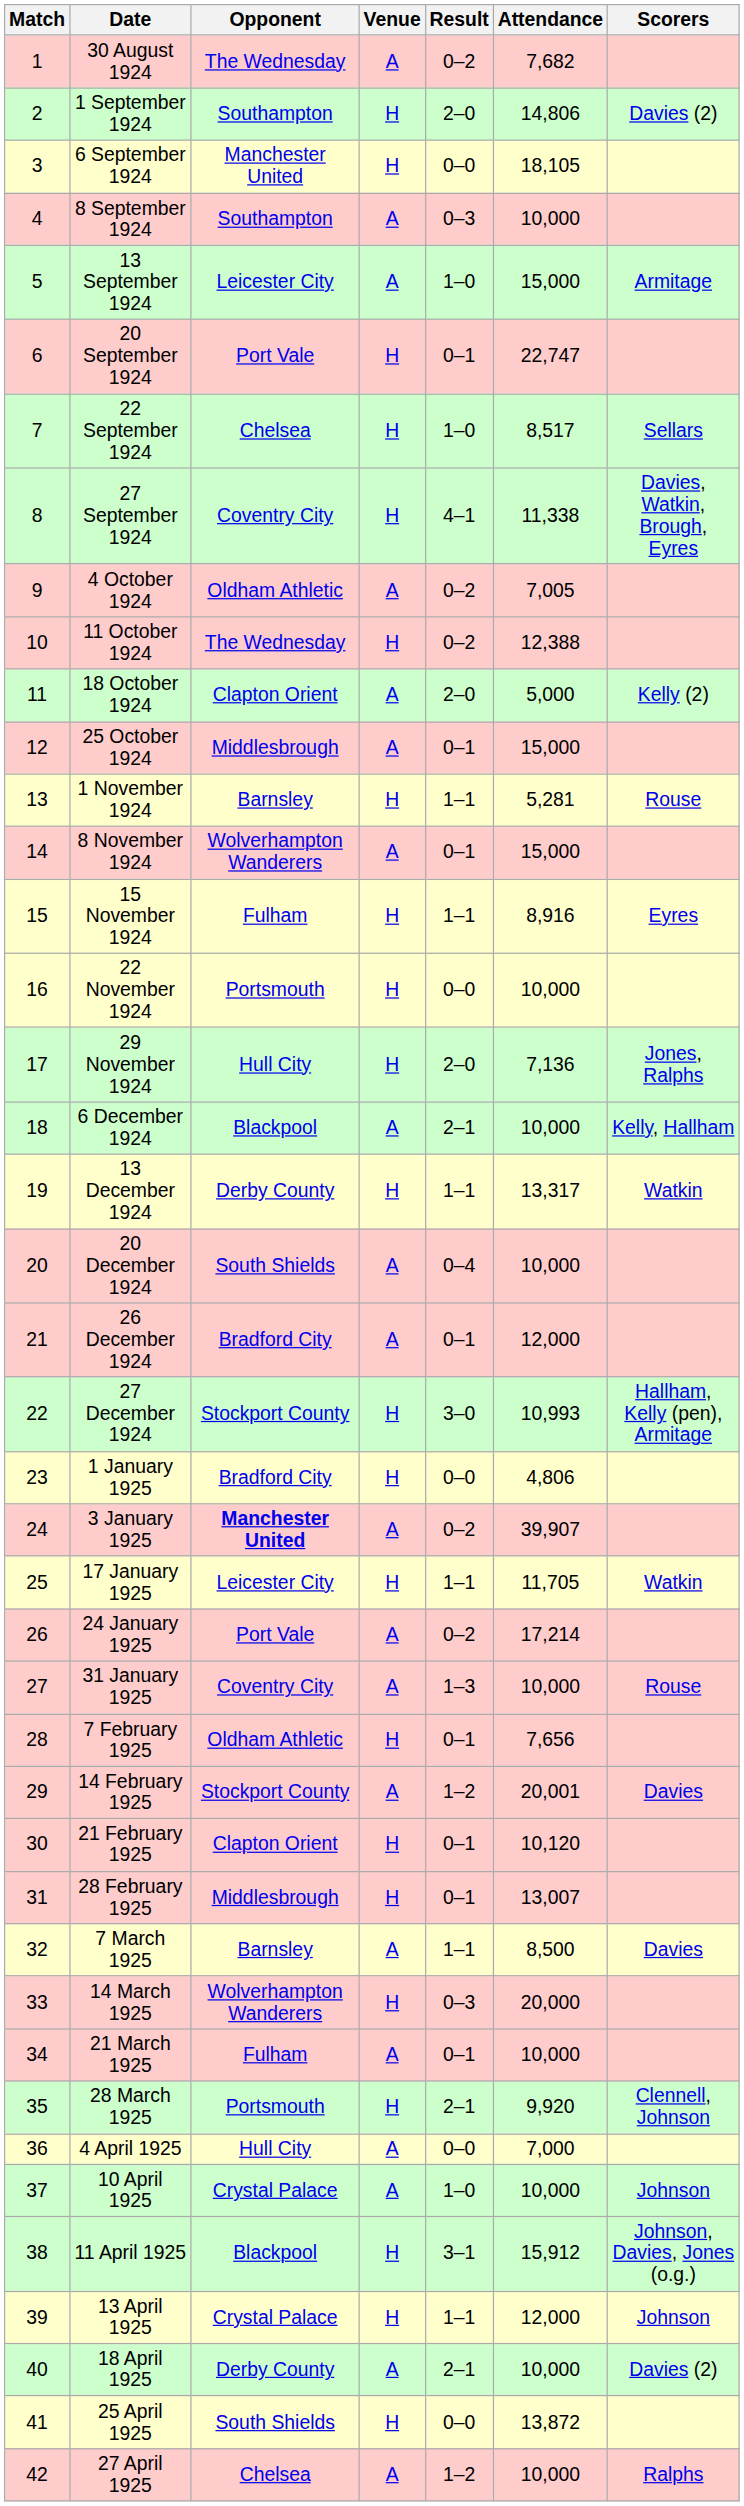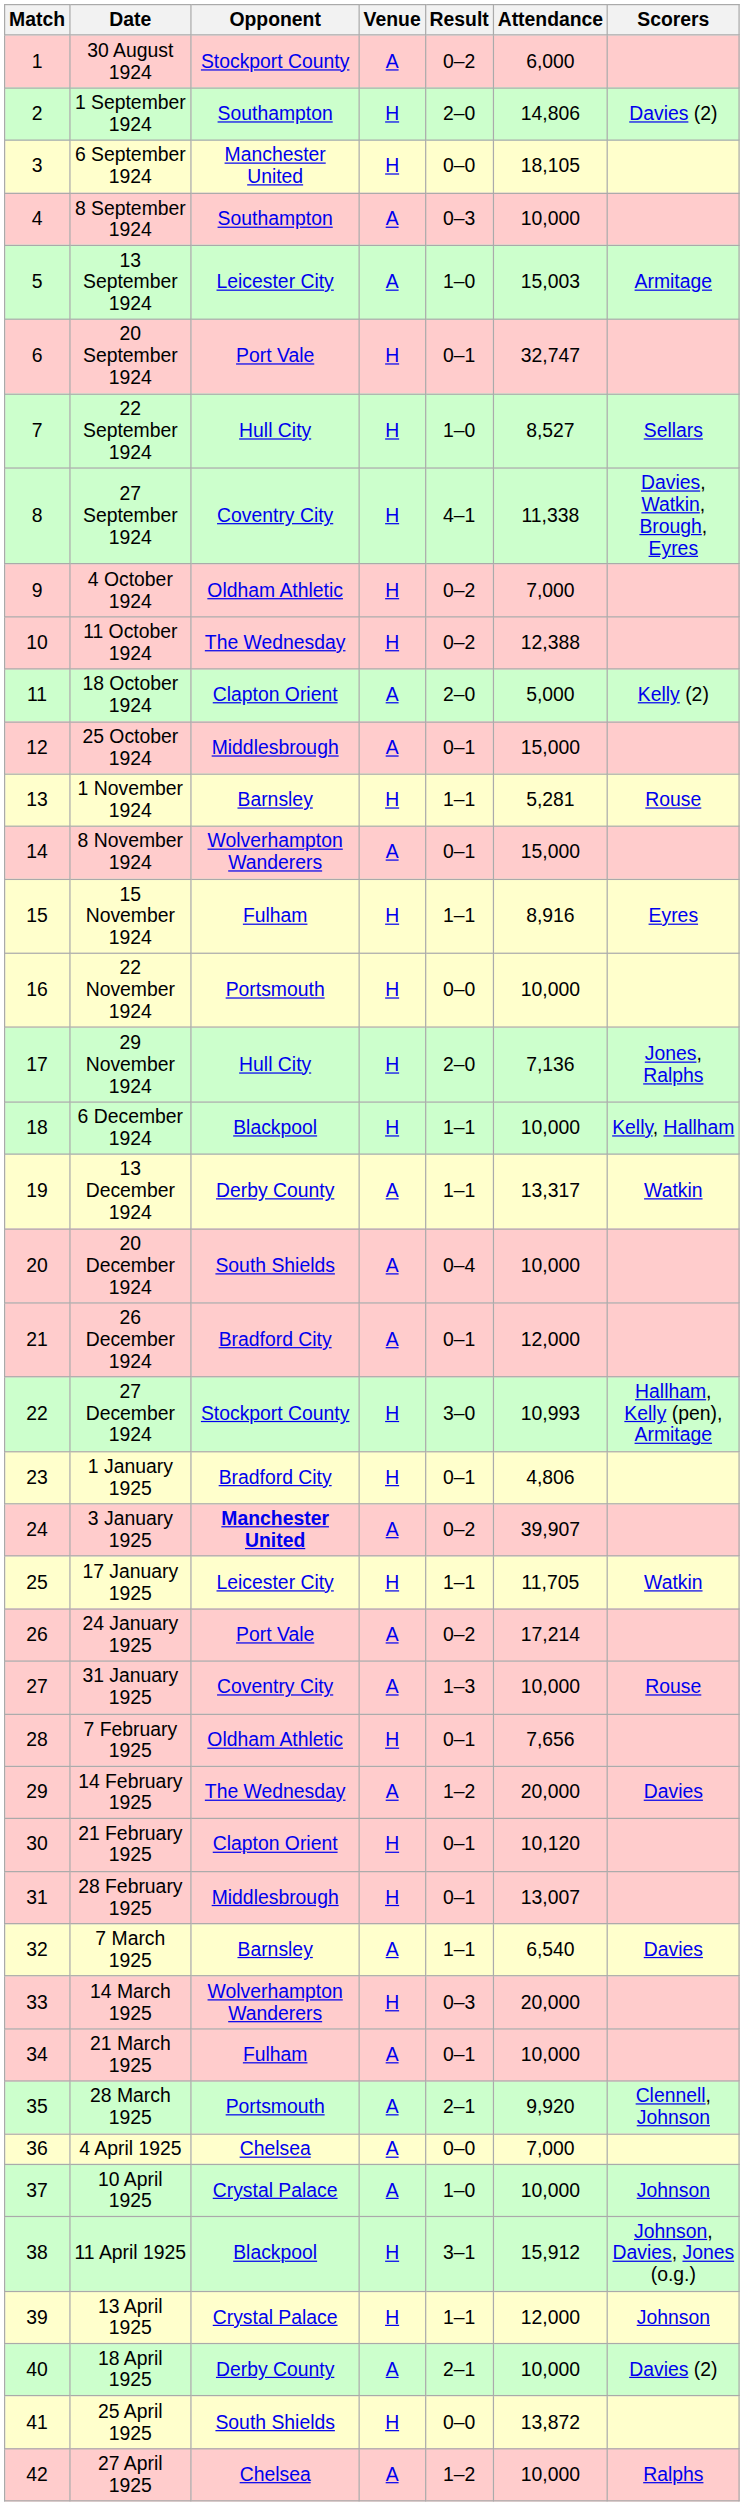(275, 61) The Wednesday -> (275, 61) Stockport County
(550, 61) 7,682 -> (550, 61) 6,000
(550, 282) 15,000 -> (550, 282) 15,003
(550, 356) 22,747 -> (550, 356) 32,747
(275, 430) Chelsea -> (275, 430) Hull City
(550, 430) 8,517 -> (550, 430) 8,527
(392, 590) A -> (392, 590) H
(550, 590) 7,005 -> (550, 590) 7,000
(392, 1127) A -> (392, 1127) H
(459, 1127) 2–1 -> (459, 1127) 1–1
(392, 1191) H -> (392, 1191) A
(459, 1477) 0–0 -> (459, 1477) 0–1
(275, 1792) Stockport County -> (275, 1792) The Wednesday
(550, 1792) 20,001 -> (550, 1792) 20,000
(550, 1949) 8,500 -> (550, 1949) 6,540
(392, 2107) H -> (392, 2107) A
(275, 2148) Hull City -> (275, 2148) Chelsea
